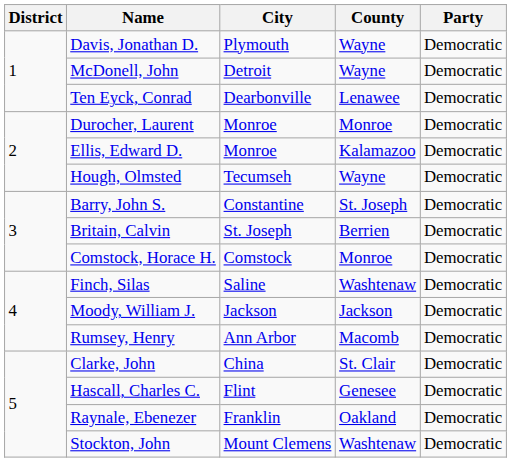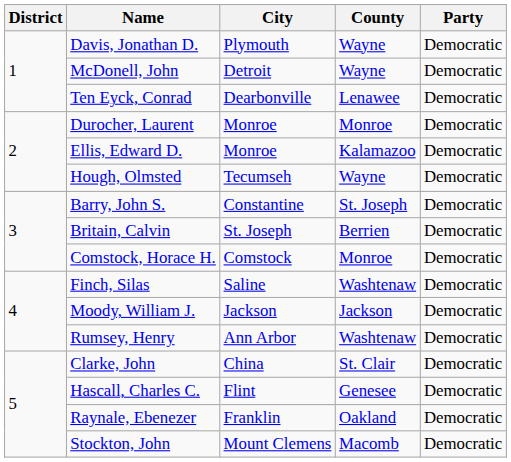(369, 337) Macomb -> (378, 337) Washtenaw
(378, 444) Washtenaw -> (369, 444) Macomb
